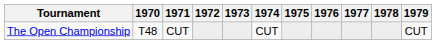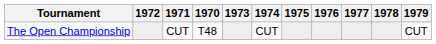columns swapped: (148, 13) <-> (207, 13)
